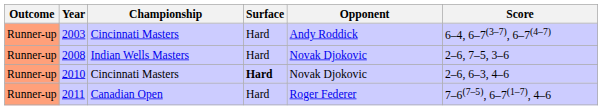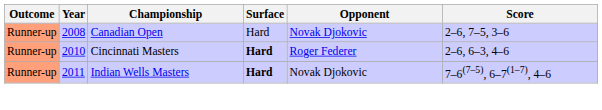- row: (74, 33)
(140, 54) Indian Wells Masters -> (127, 32) Canadian Open
(328, 73) Novak Djokovic -> (323, 51) Roger Federer
(127, 93) Canadian Open -> (140, 71) Indian Wells Masters
(258, 93) normal -> (259, 71) bold
(323, 93) Roger Federer -> (328, 71) Novak Djokovic
